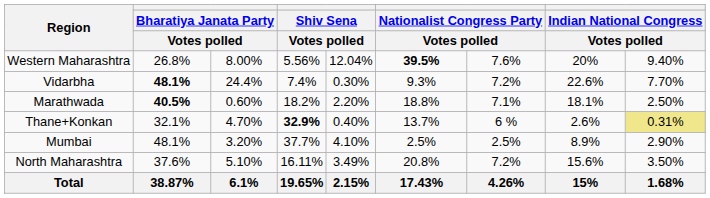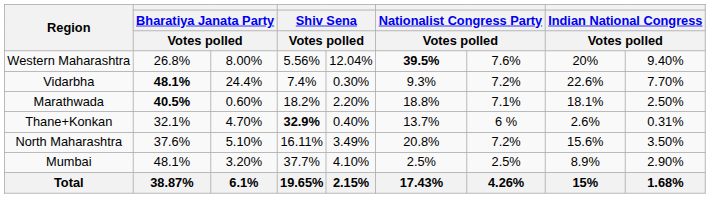(665, 122) khaki background -> (665, 122) no background
rows swapped: (69, 142) <-> (69, 162)
